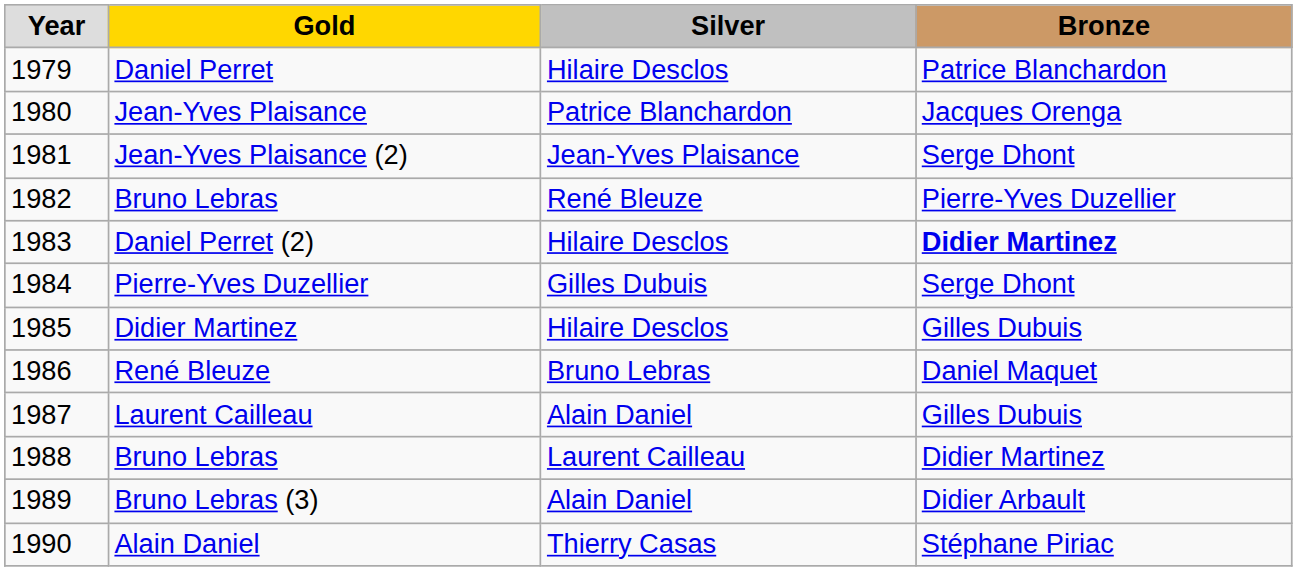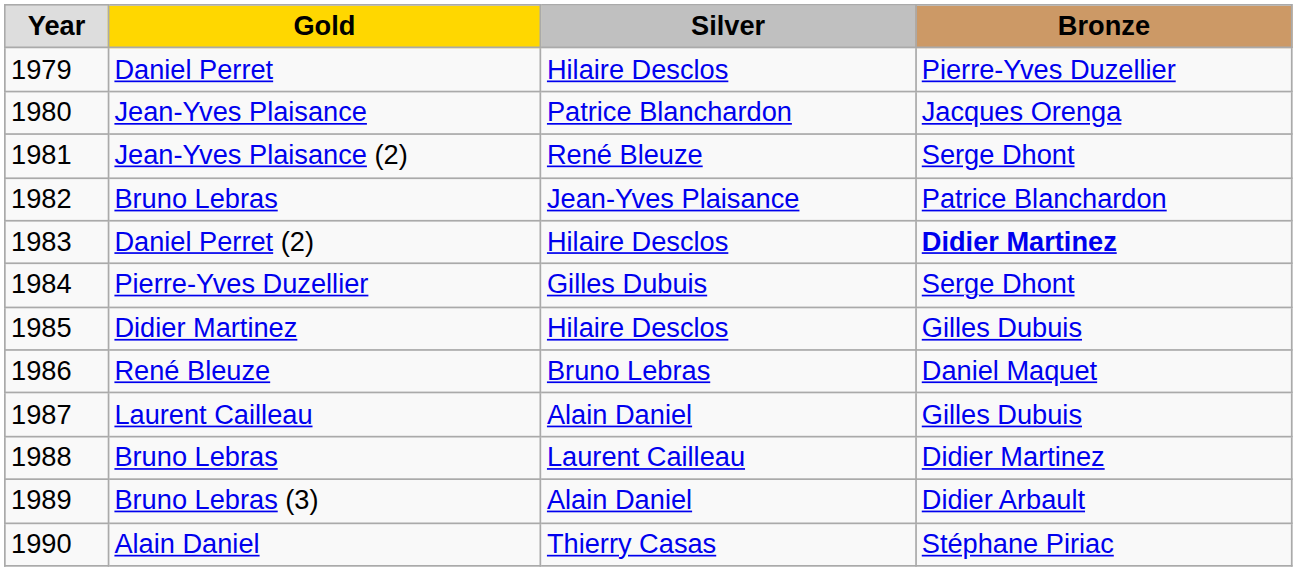(1044, 69) Patrice Blanchardon -> (1049, 69) Pierre-Yves Duzellier
(673, 155) Jean-Yves Plaisance -> (625, 155) René Bleuze
(625, 198) René Bleuze -> (673, 198) Jean-Yves Plaisance
(1049, 198) Pierre-Yves Duzellier -> (1044, 198) Patrice Blanchardon
